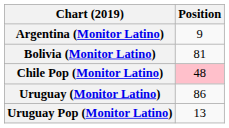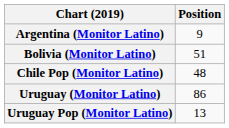(200, 53) 81 -> (200, 53) 51
(200, 73) pink background -> (200, 73) no background
